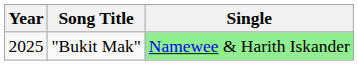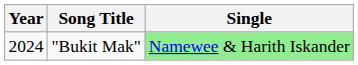(26, 45) 2025 -> (26, 45) 2024
